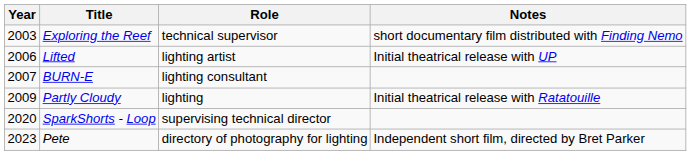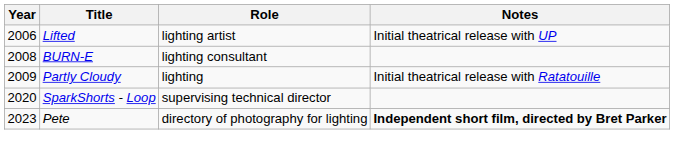- row: (97, 35)
(22, 77) 2007 -> (22, 56) 2008
(509, 139) normal -> (520, 118) bold
